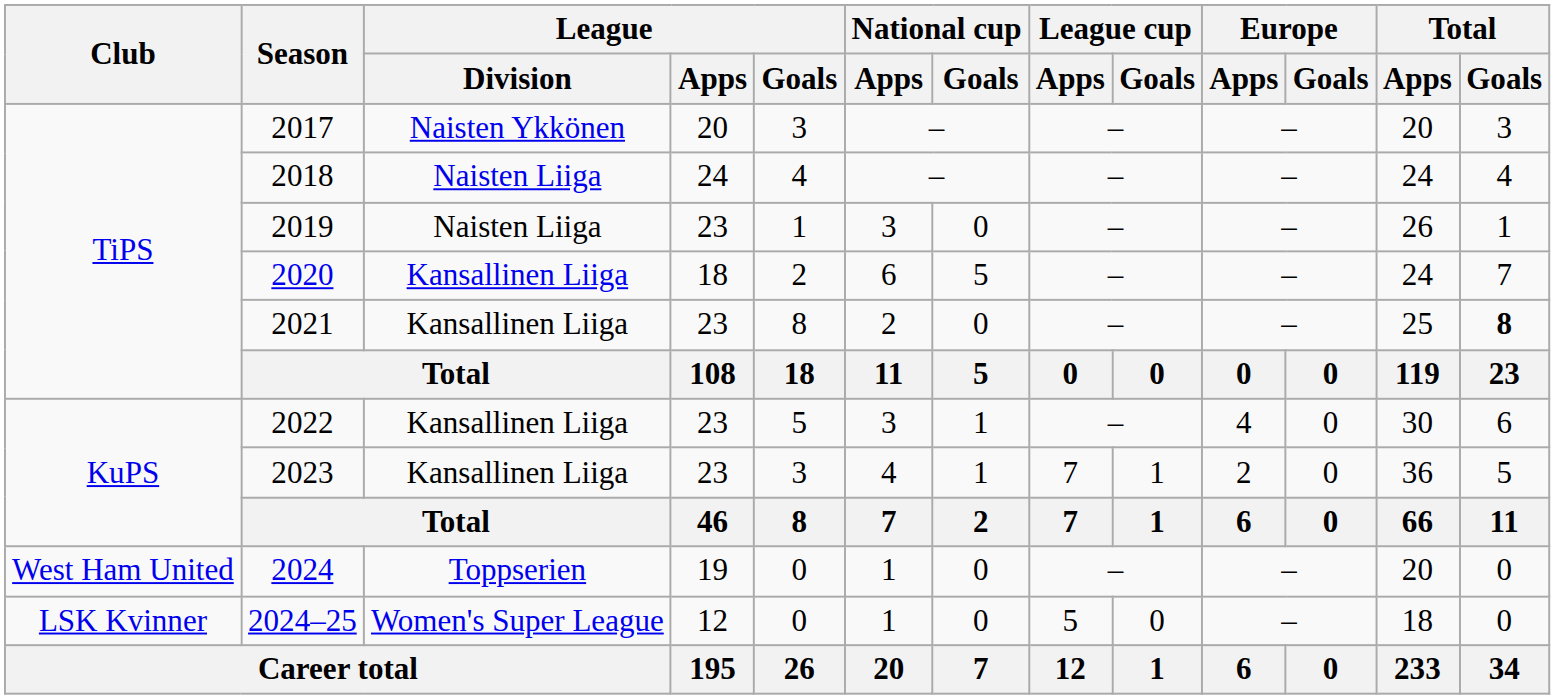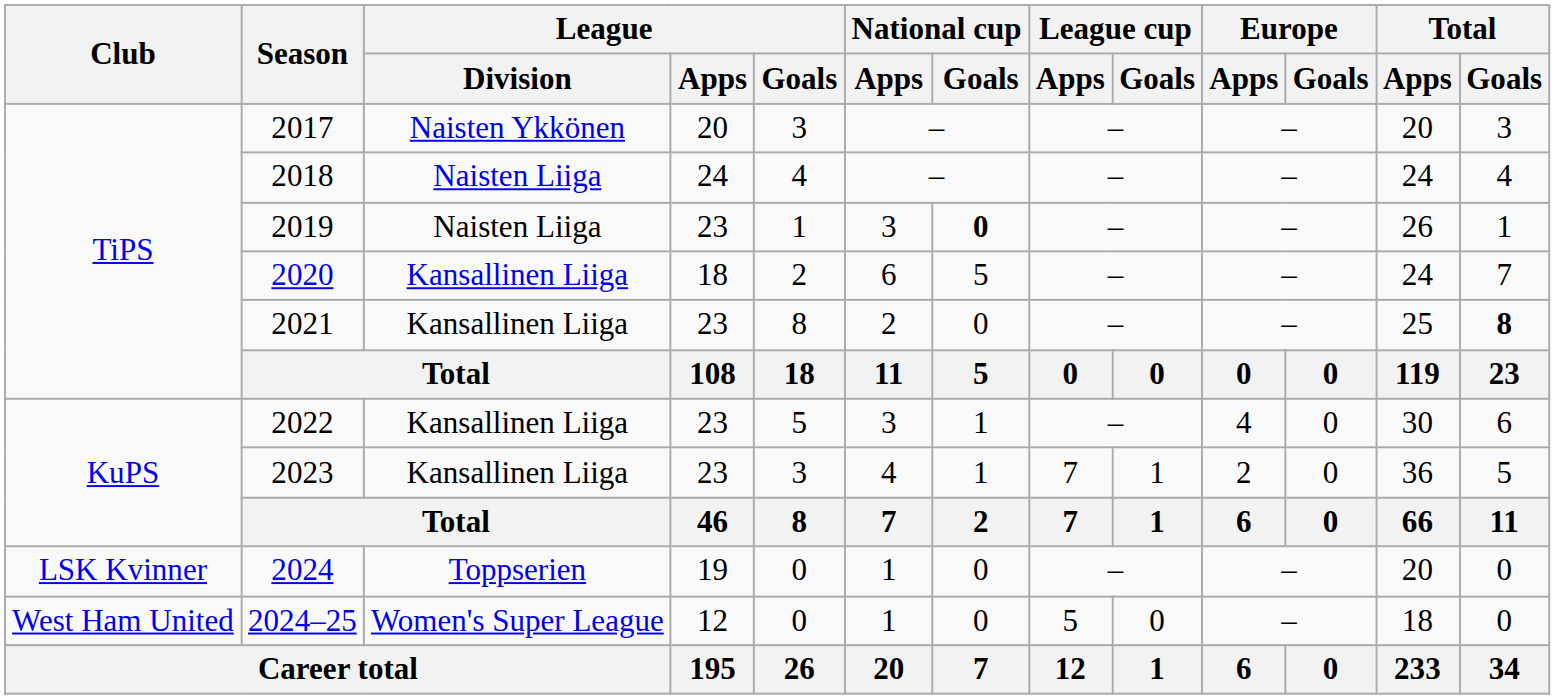(981, 226) normal -> (981, 226) bold
(123, 570) West Ham United -> (123, 570) LSK Kvinner
(123, 619) LSK Kvinner -> (123, 619) West Ham United
